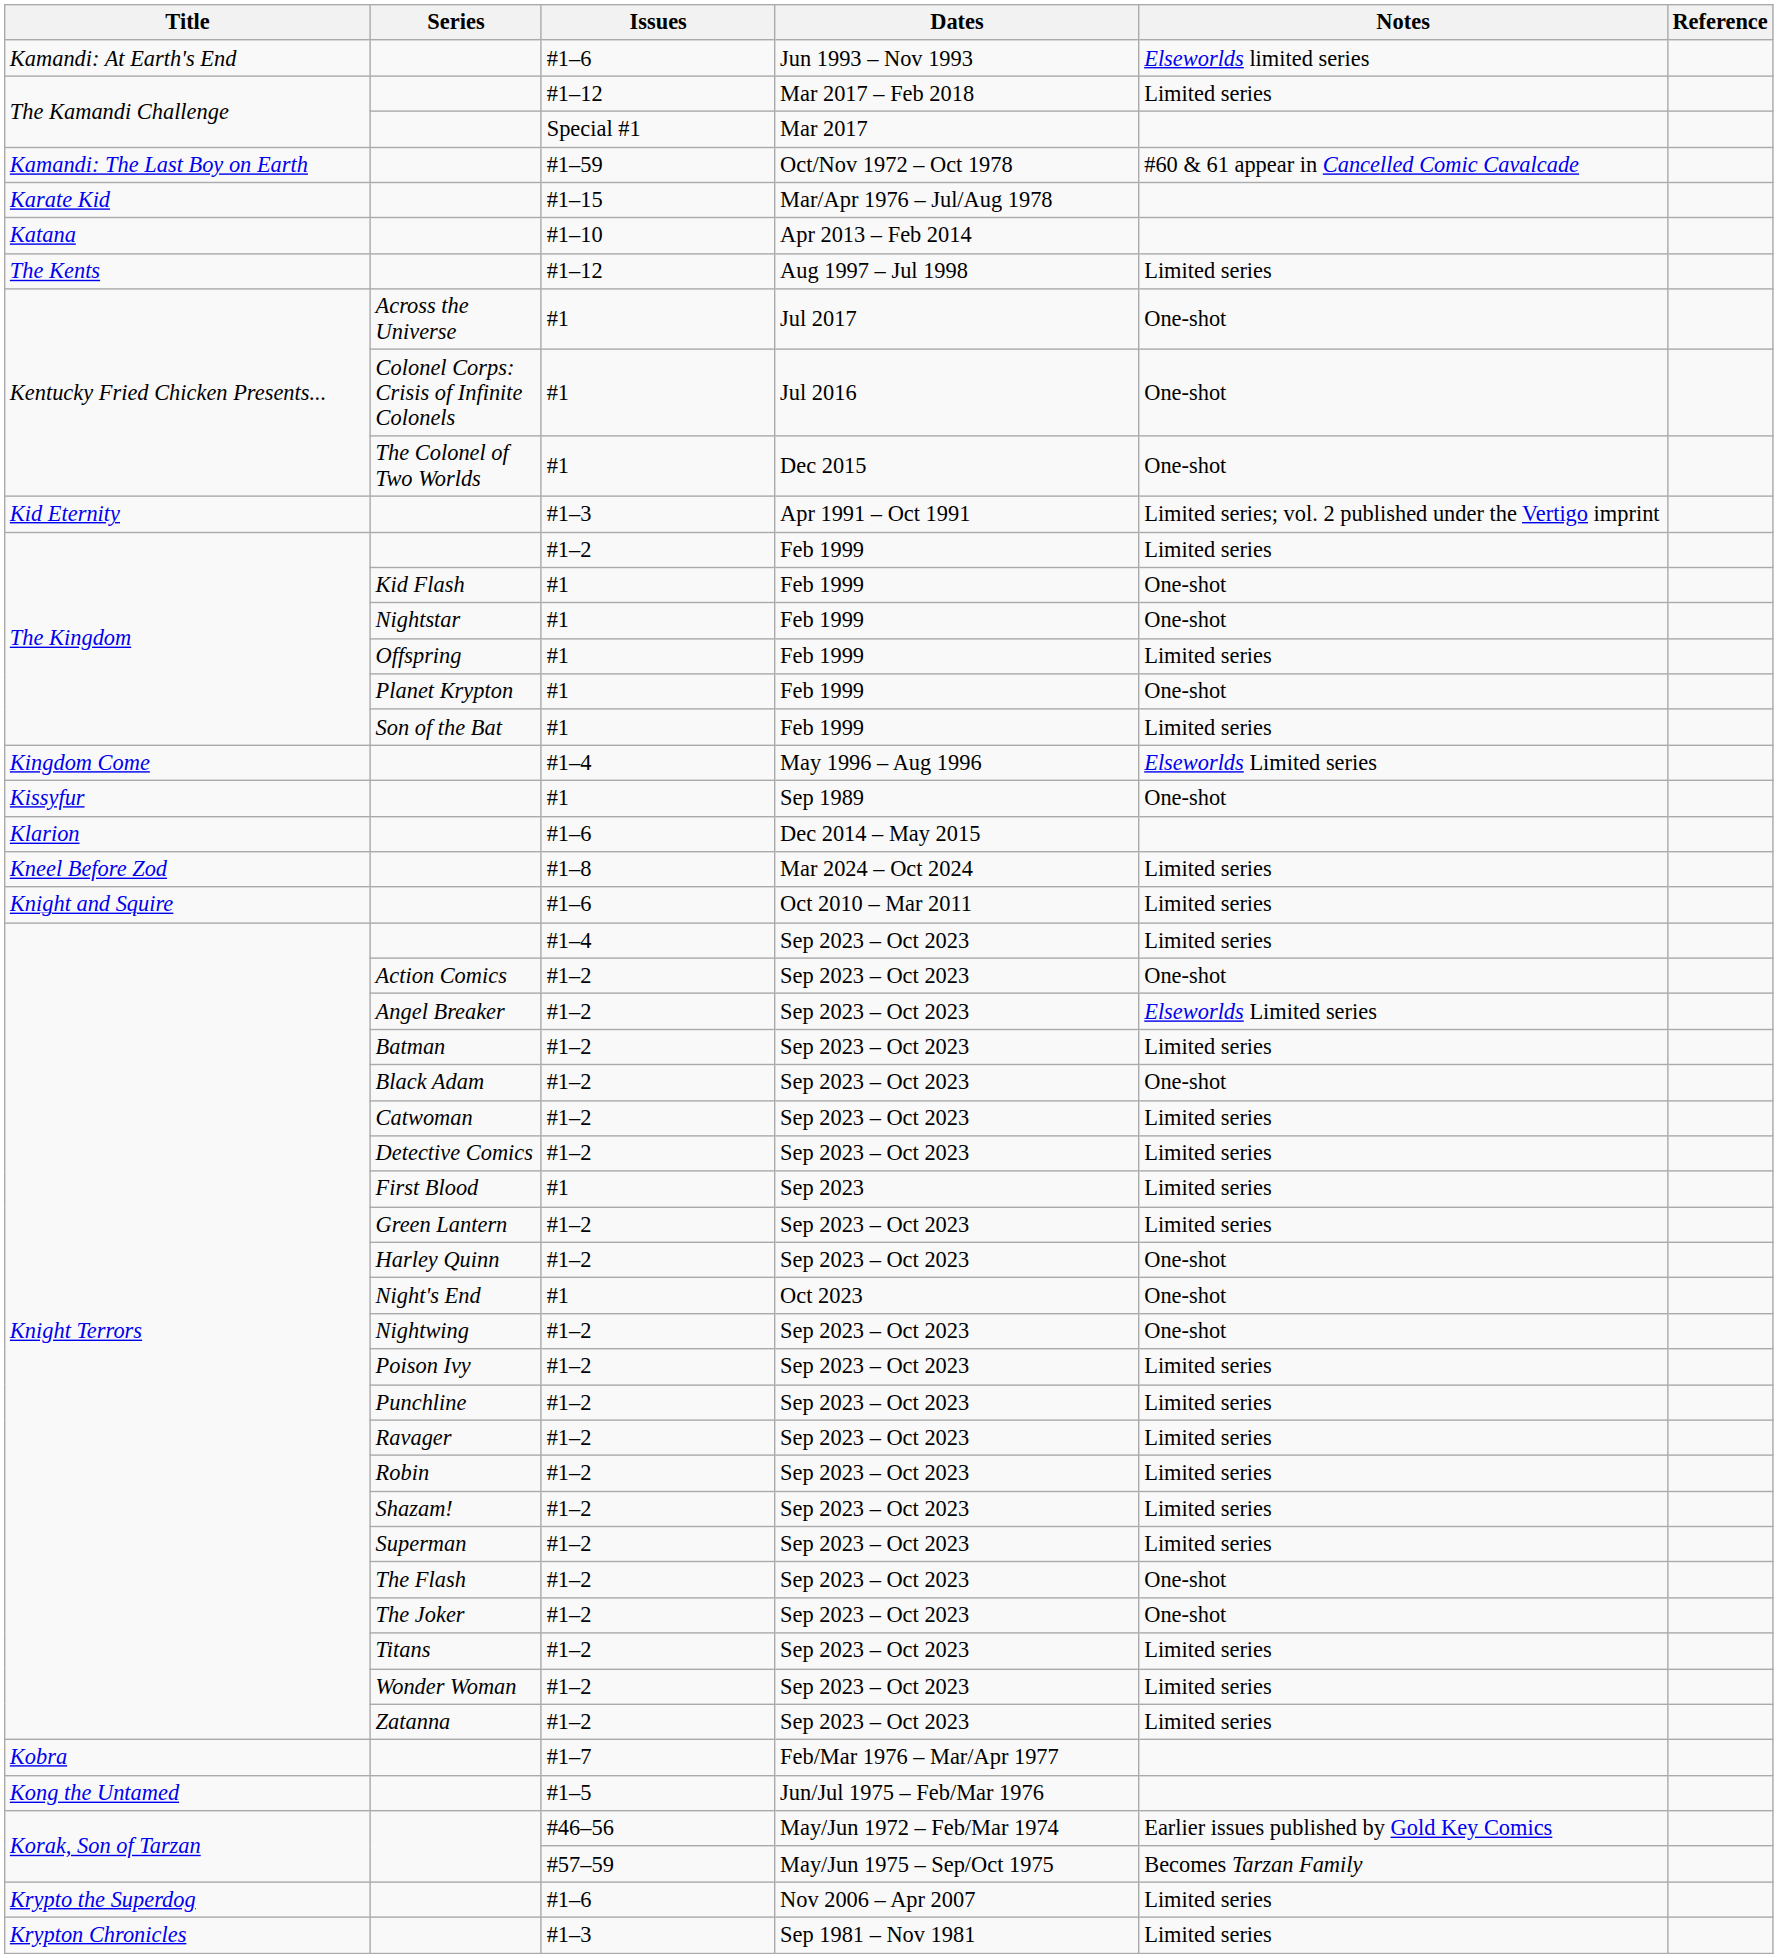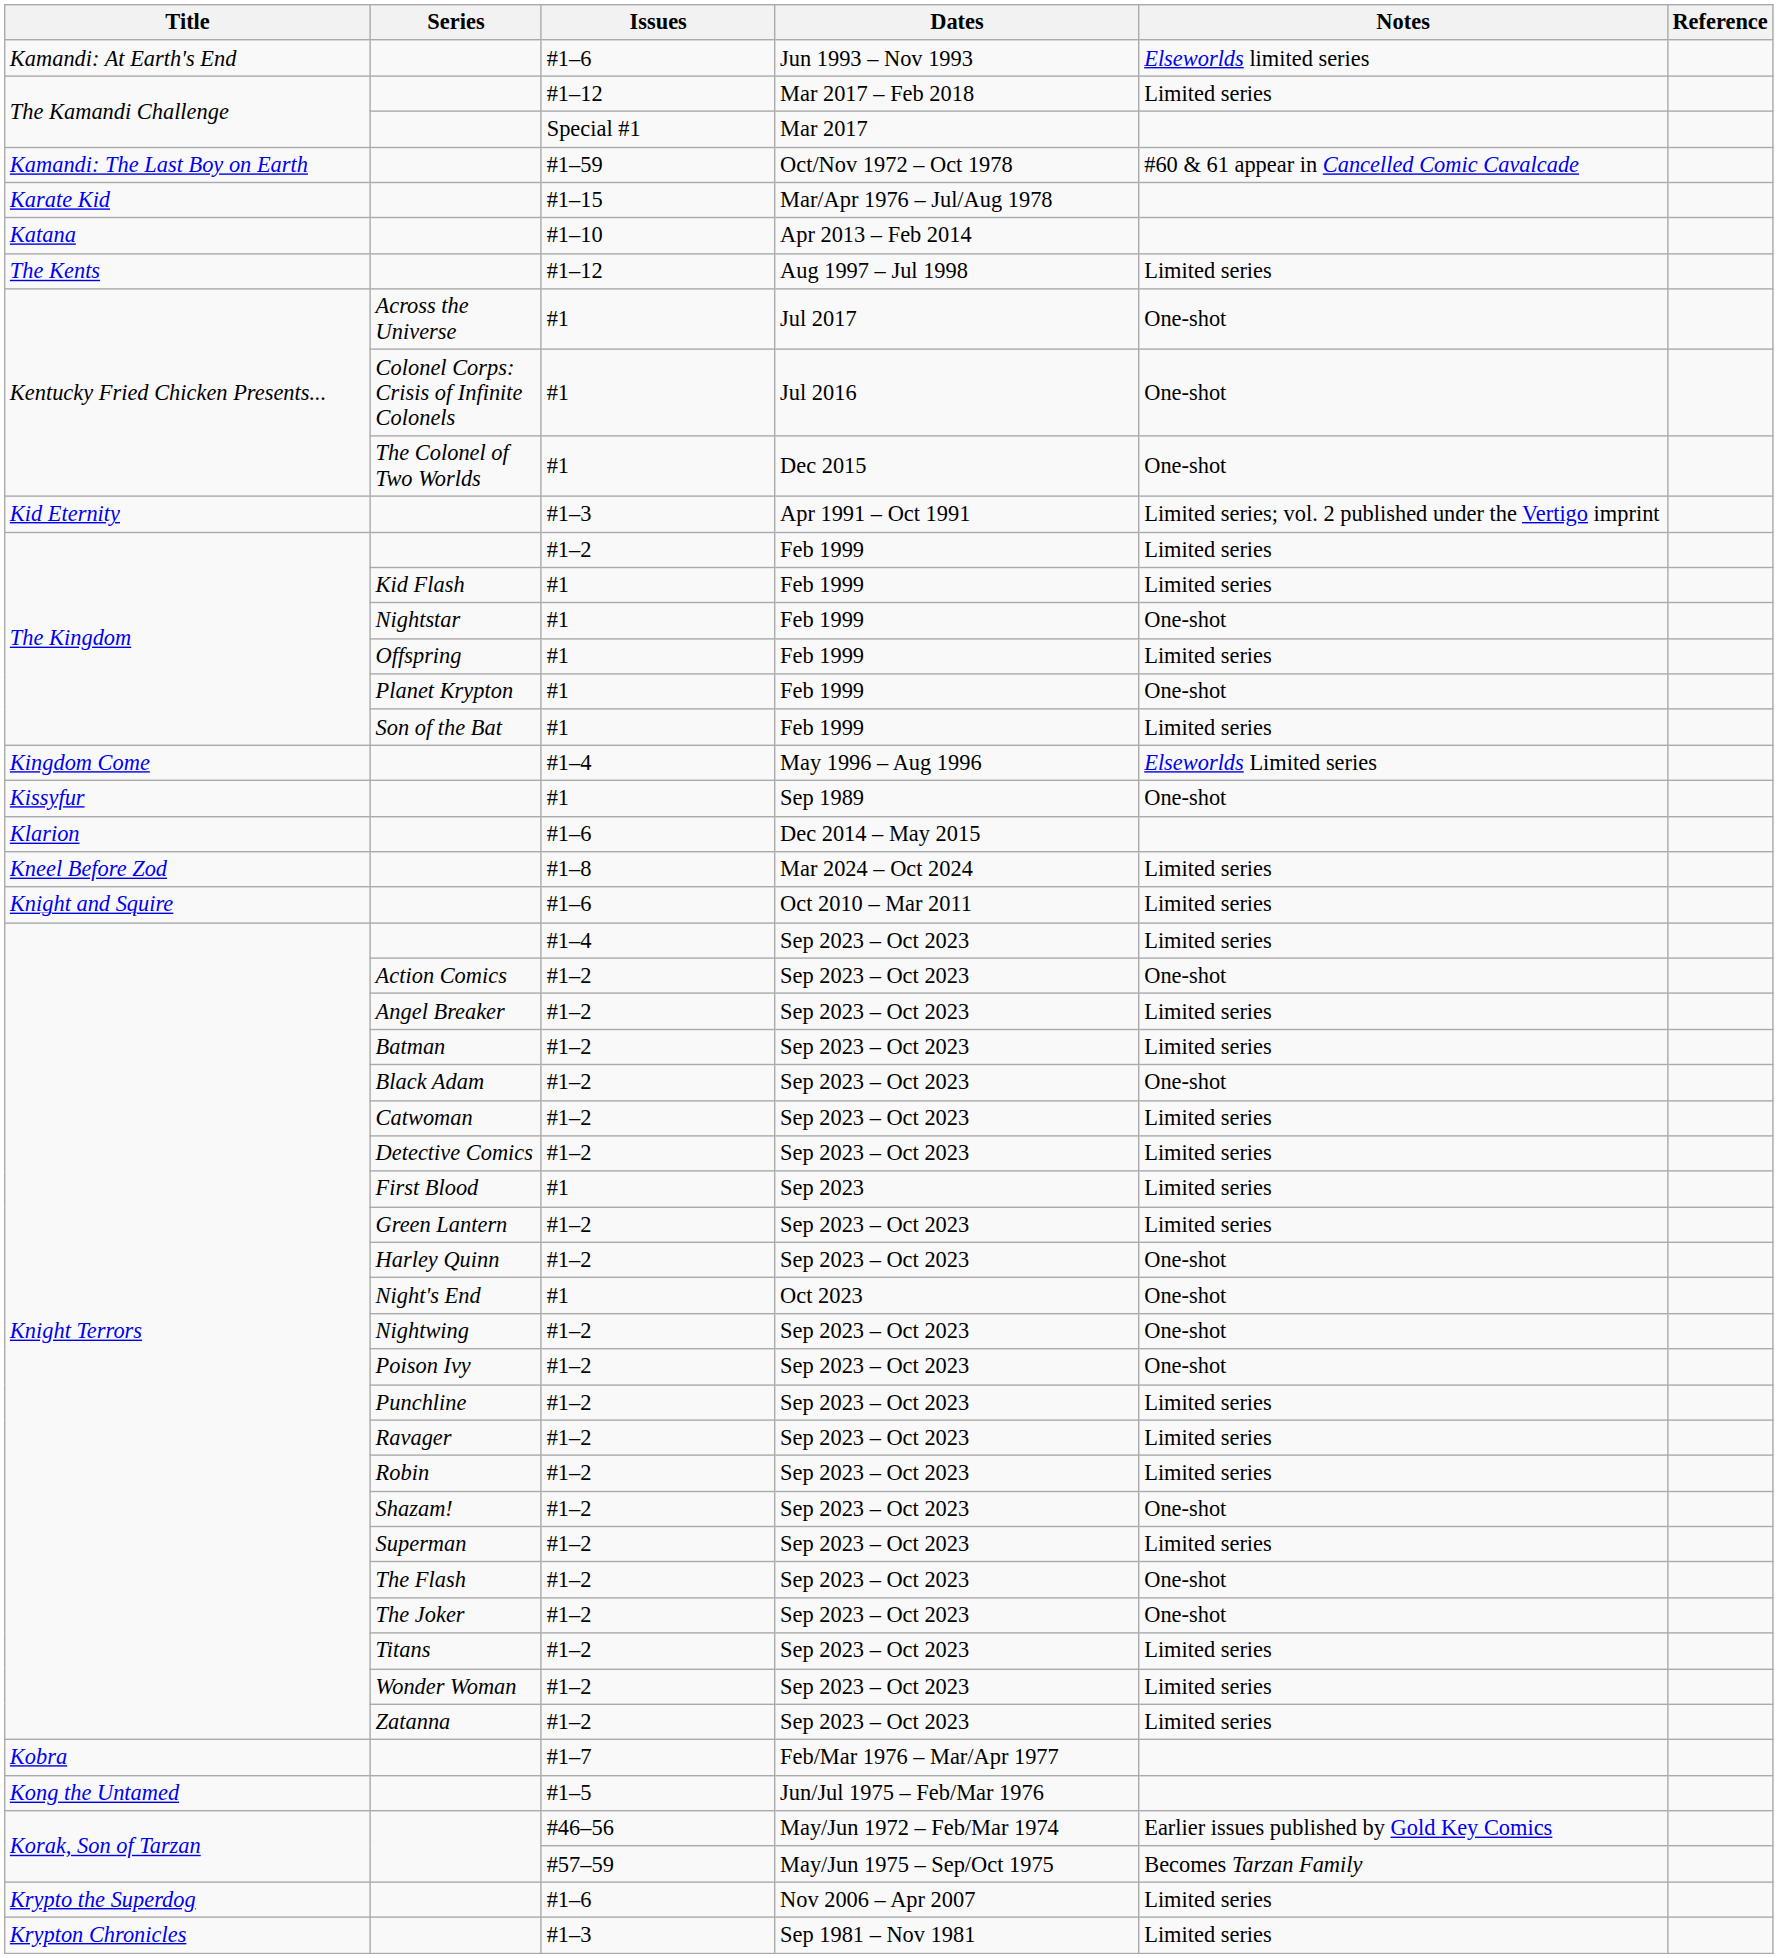(1185, 584) One-shot -> (1208, 584) Limited series
(1261, 1011) Elseworlds Limited series -> (1208, 1011) Limited series
(1208, 1366) Limited series -> (1185, 1366) One-shot
(1208, 1508) Limited series -> (1185, 1508) One-shot
